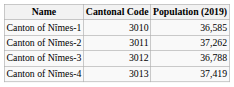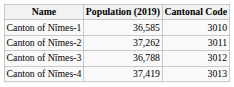columns swapped: (190, 12) <-> (117, 12)
